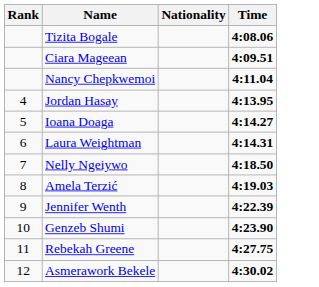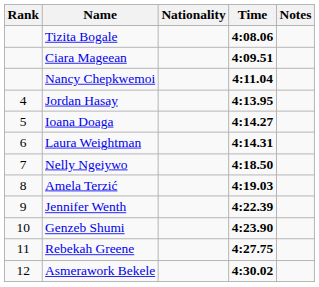+ column: (295, 15)
